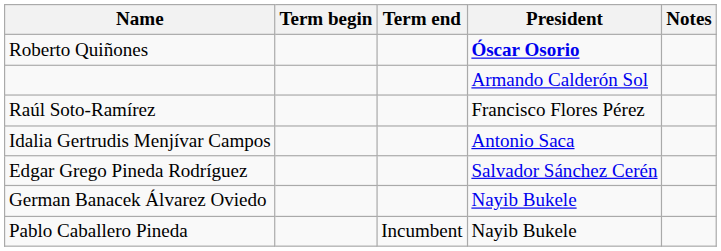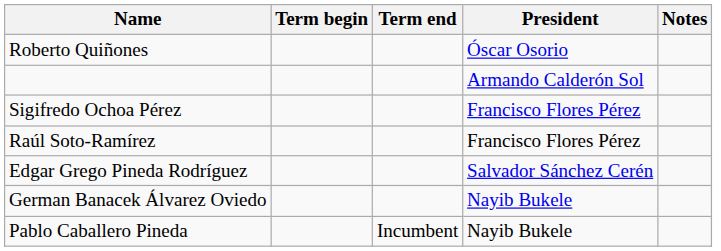(525, 49) bold -> (518, 49) normal
+ row: (95, 110)
- row: (140, 140)
